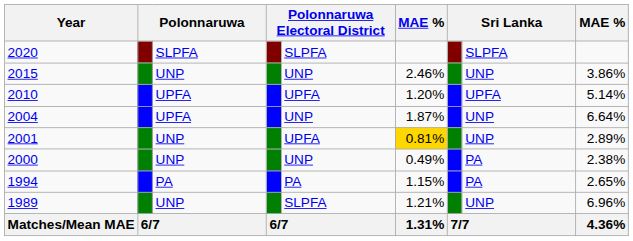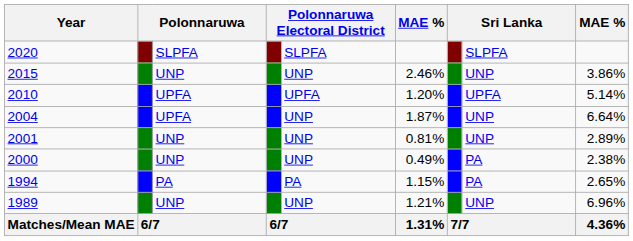(302, 138) UPFA -> (299, 138) UNP
(425, 138) gold background -> (425, 138) no background
(305, 203) SLPFA -> (299, 203) UNP
